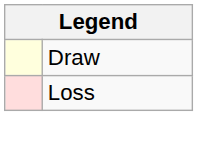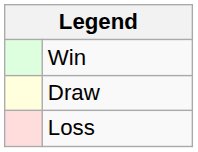+ row: (67, 57)
